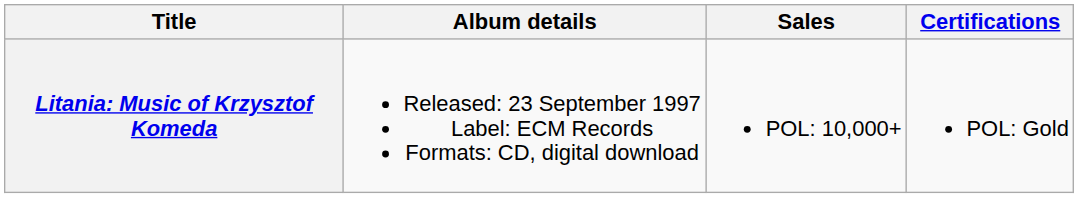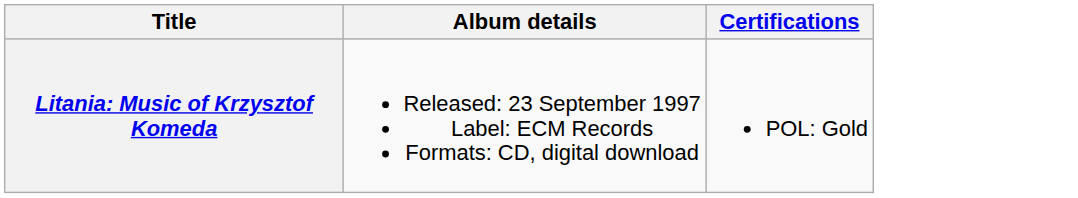- column: (806, 21)
